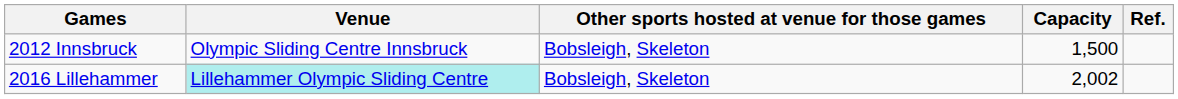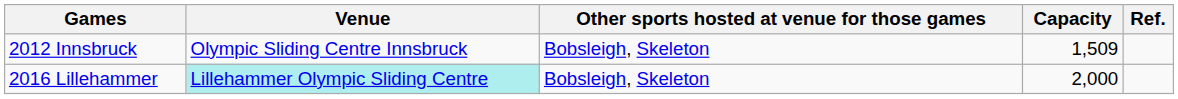(1095, 49) 1,500 -> (1095, 49) 1,509
(1095, 78) 2,002 -> (1095, 78) 2,000
